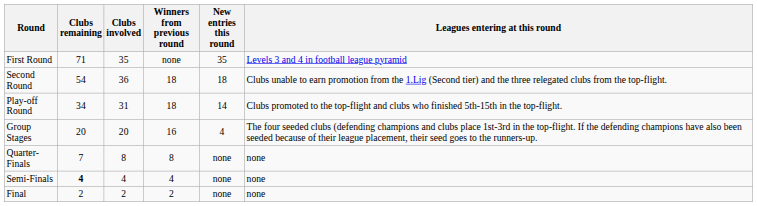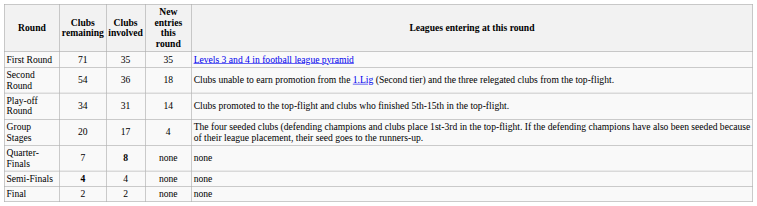- column: (171, 28)
(124, 132) 20 -> (126, 132) 17
(124, 158) normal -> (126, 158) bold
